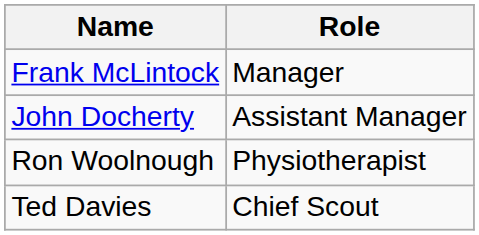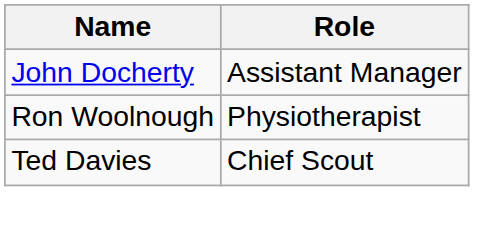- row: (115, 71)
